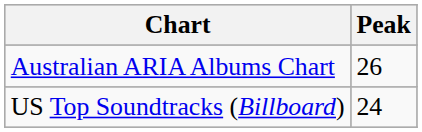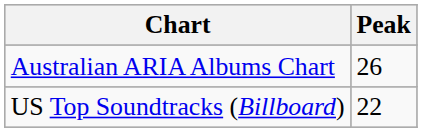(369, 106) 24 -> (369, 106) 22
